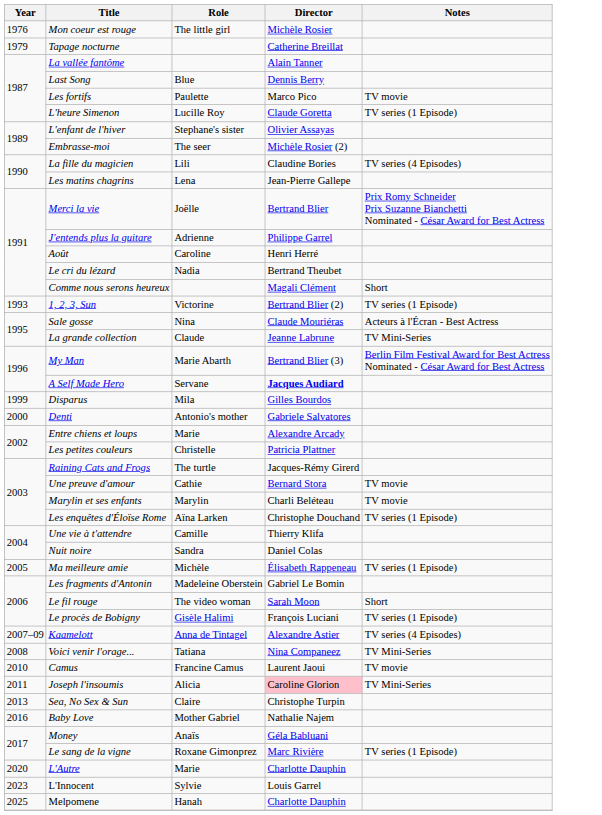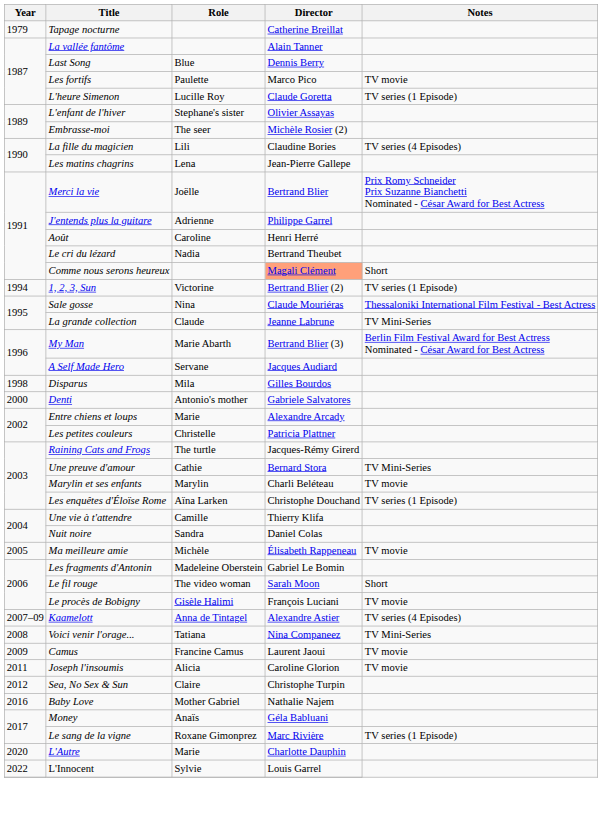- row: (92, 29)
(302, 287) no background -> (302, 271) lightsalmon background
(17, 304) 1993 -> (17, 287) 1994
(432, 321) Acteurs à l'Écran - Best Actress -> (480, 304) Thessaloniki International Film Festival - Best Actress
(306, 383) bold -> (302, 366) normal
(17, 400) 1999 -> (17, 383) 1998
(386, 483) TV movie -> (398, 467) TV Mini-Series
(411, 567) TV series (1 Episode) -> (386, 550) TV movie
(411, 617) TV series (1 Episode) -> (386, 601) TV movie
(17, 668) 2010 -> (17, 651) 2009
(303, 684) pink background -> (303, 668) no background
(398, 684) TV Mini-Series -> (386, 668) TV movie
(17, 701) 2013 -> (17, 684) 2012
(17, 785) 2023 -> (17, 768) 2022
- row: (74, 802)
